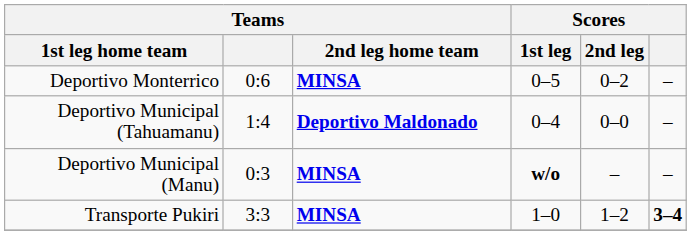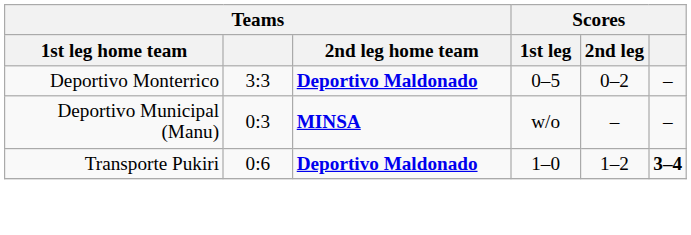(258, 80) 0:6 -> (258, 80) 3:3
(329, 80) MINSA -> (387, 80) Deportivo Maldonado
- row: (138, 121)
(546, 173) bold -> (546, 121) normal
(258, 215) 3:3 -> (258, 163) 0:6
(329, 215) MINSA -> (387, 163) Deportivo Maldonado
